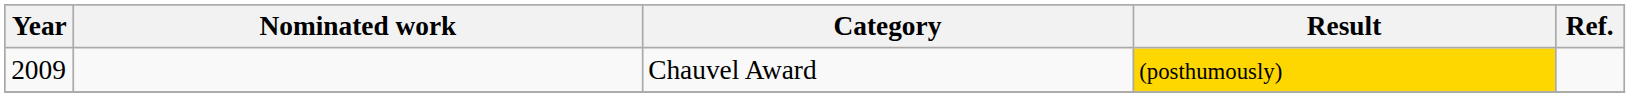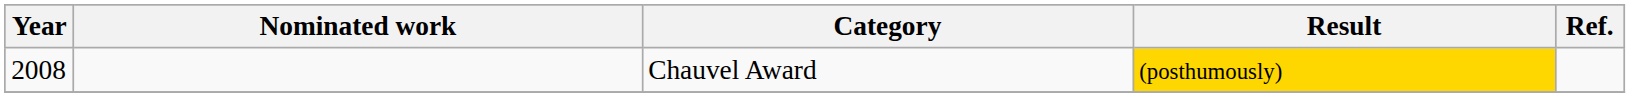(39, 69) 2009 -> (39, 69) 2008
